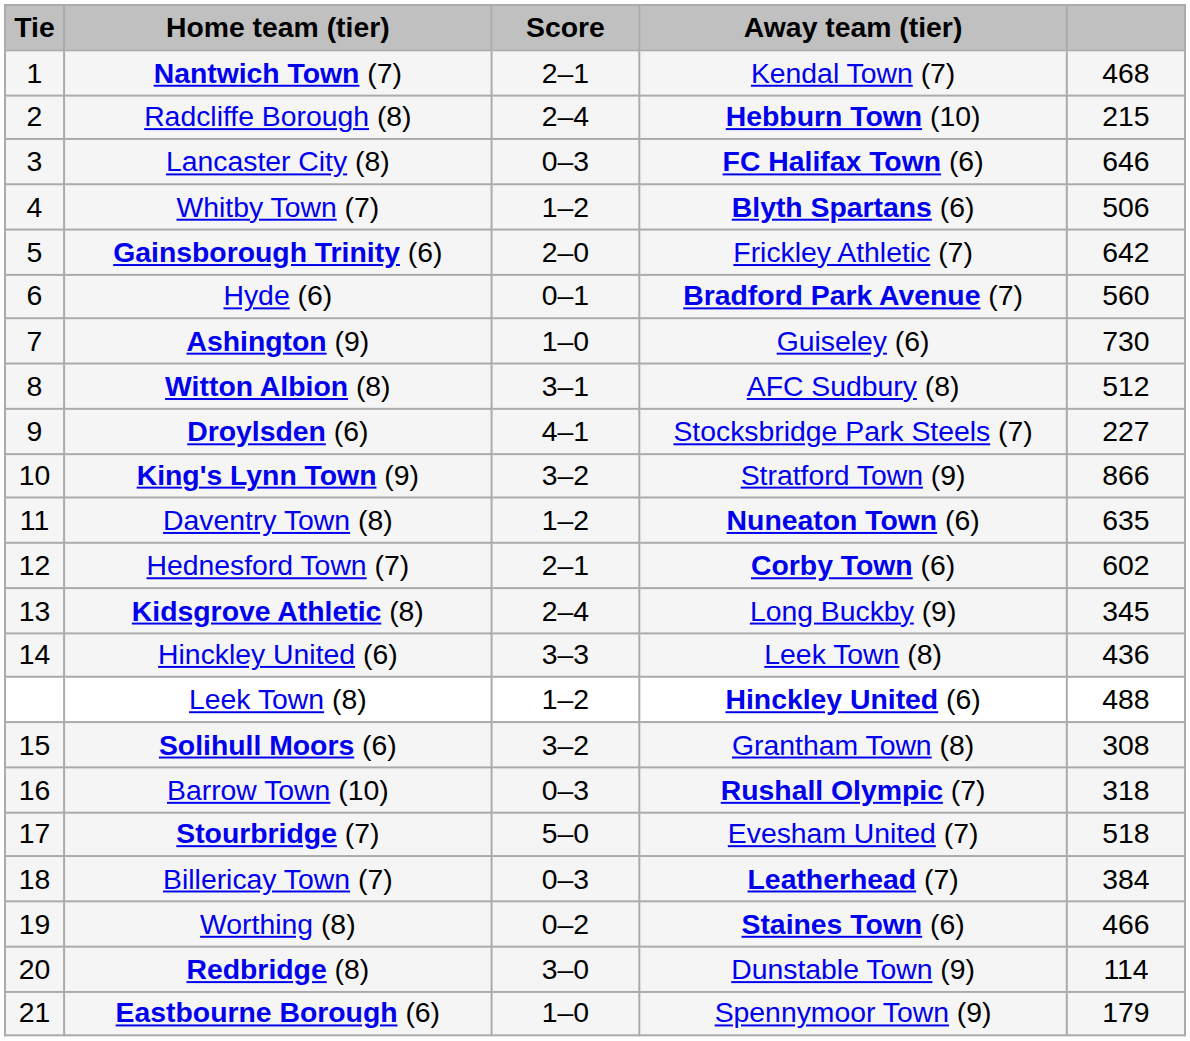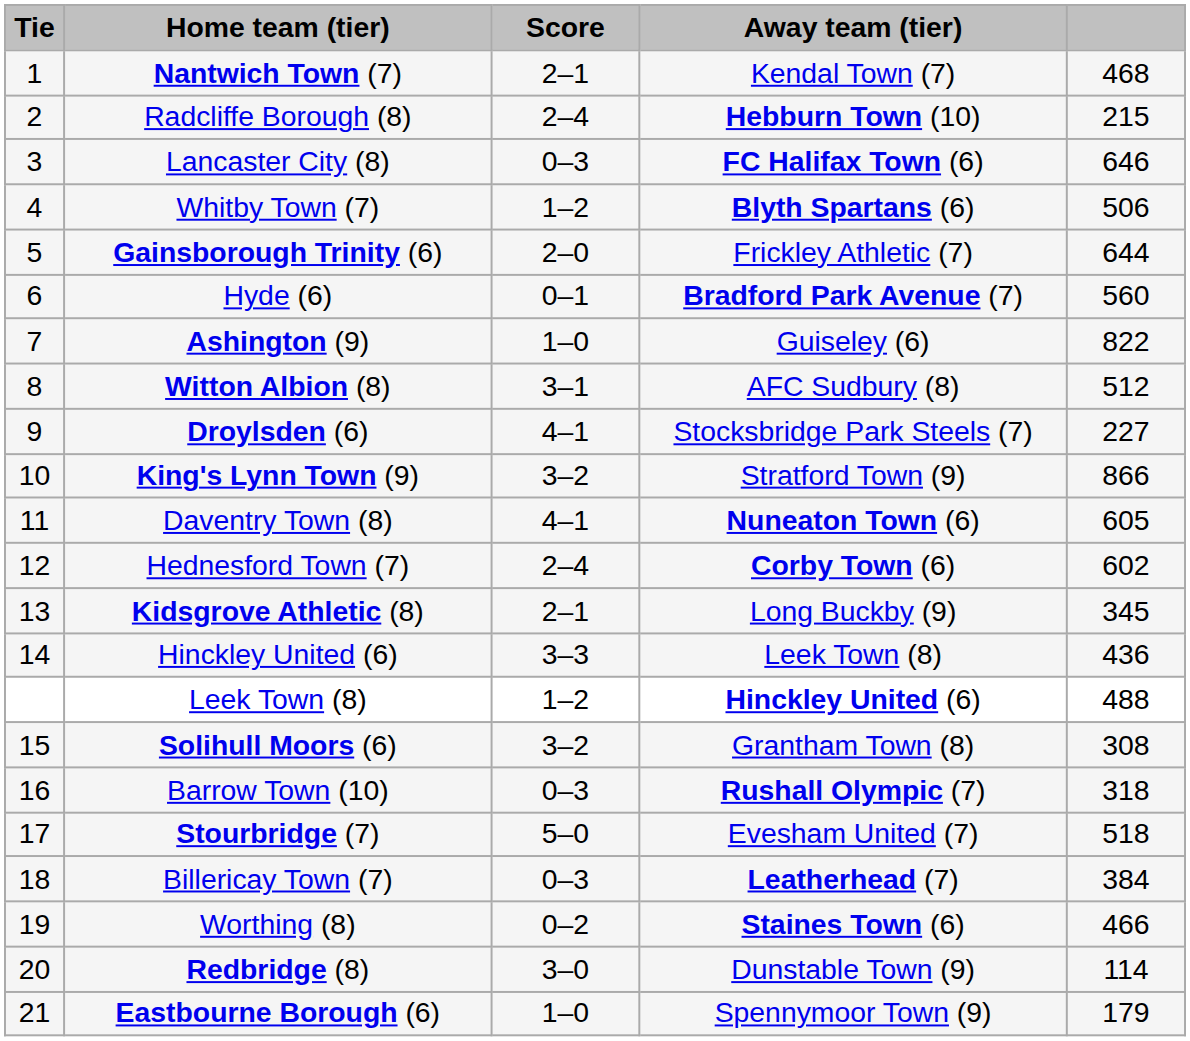(1126, 252) 642 -> (1126, 252) 644
(1126, 342) 730 -> (1126, 342) 822
(565, 521) 1–2 -> (565, 521) 4–1
(1126, 521) 635 -> (1126, 521) 605
(565, 566) 2–1 -> (565, 566) 2–4
(565, 610) 2–4 -> (565, 610) 2–1
